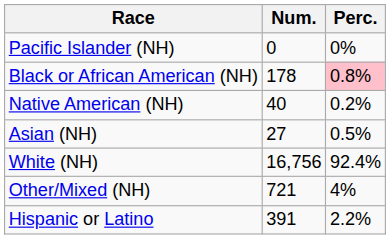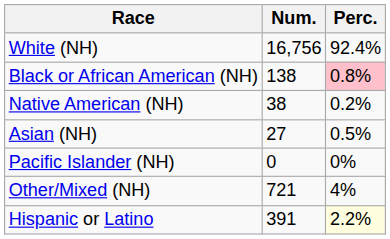rows swapped: (53, 162) <-> (92, 47)
(281, 76) 178 -> (281, 76) 138
(276, 104) 40 -> (276, 104) 38
(350, 219) no background -> (350, 219) lightyellow background
